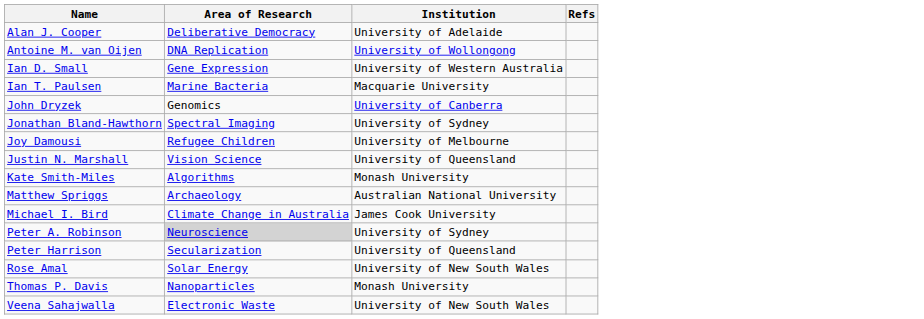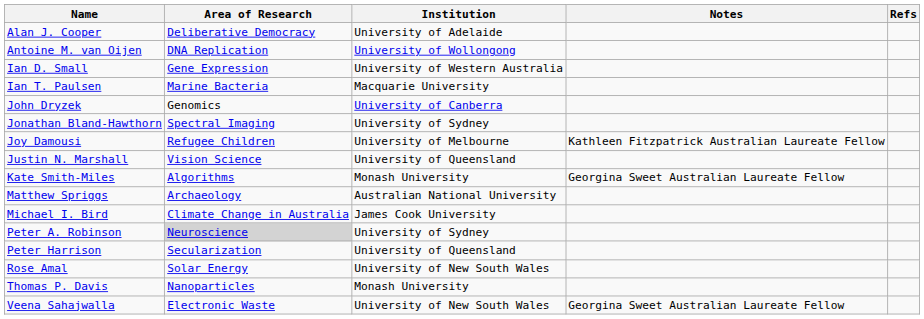+ column: (726, 14)
